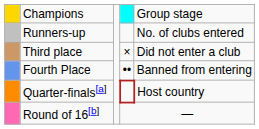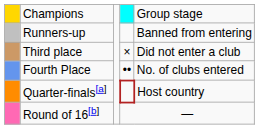(190, 32) No. of clubs entered -> (194, 32) Banned from entering
(194, 70) Banned from entering -> (190, 70) No. of clubs entered
